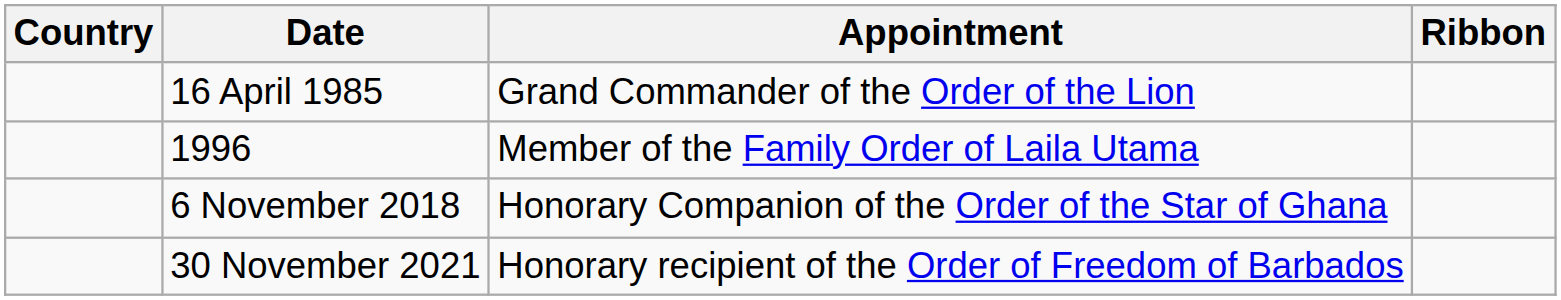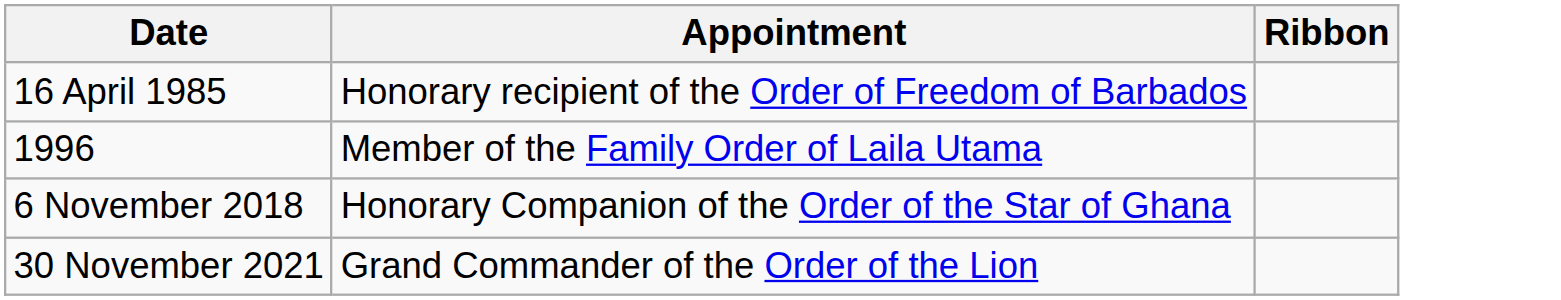- column: (83, 33)
(846, 91) Grand Commander of the Order of the Lion -> (794, 91) Honorary recipient of the Order of Freedom of Barbados
(951, 264) Honorary recipient of the Order of Freedom of Barbados -> (689, 264) Grand Commander of the Order of the Lion
